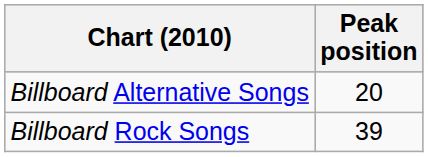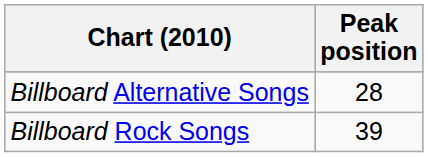(369, 91) 20 -> (369, 91) 28
